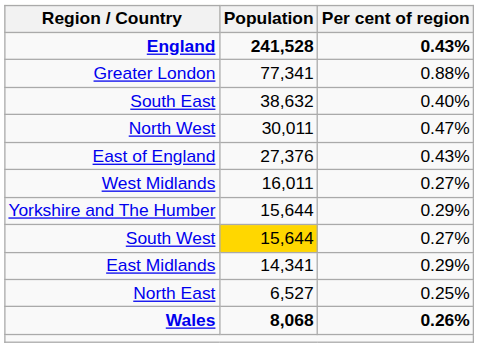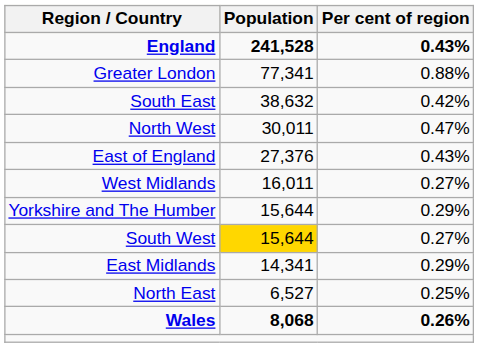(445, 101) 0.40% -> (445, 101) 0.42%
